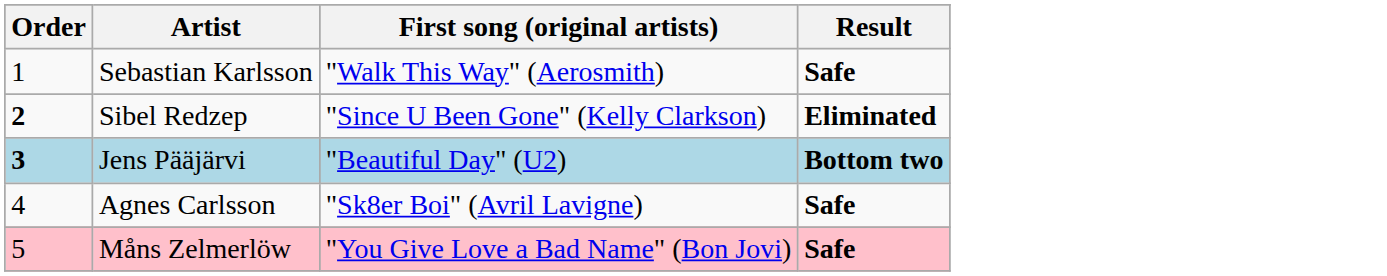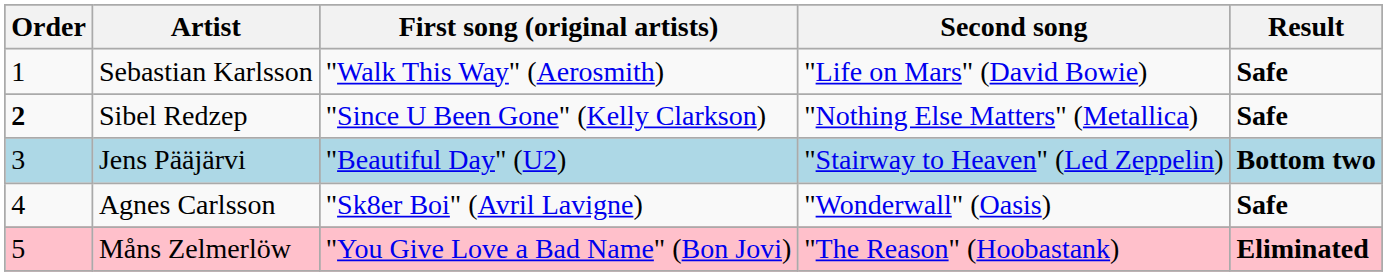+ column: (1014, 26)
(870, 115) Eliminated -> (1262, 115) Safe
(18, 159) bold -> (18, 159) normal
(830, 248) Safe -> (1303, 248) Eliminated
